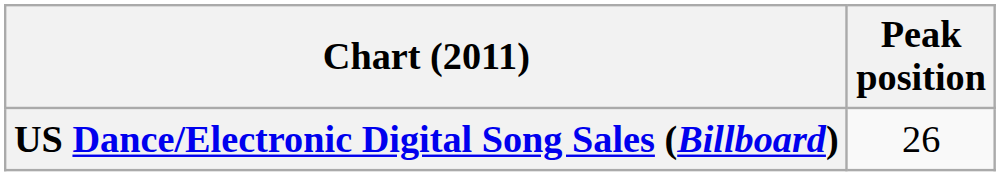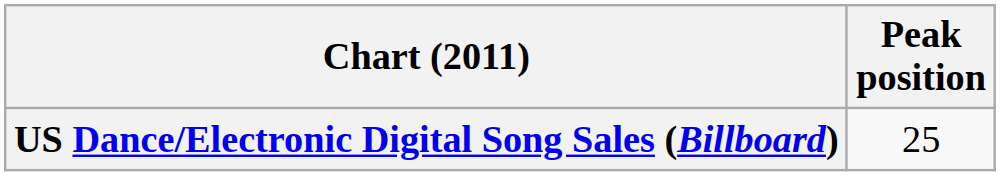(921, 138) 26 -> (921, 138) 25
